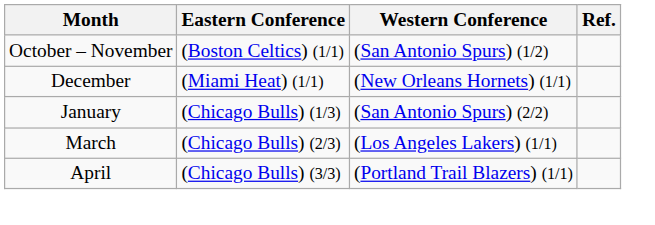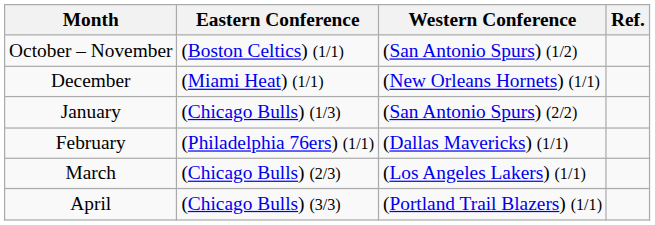+ row: (91, 142)
